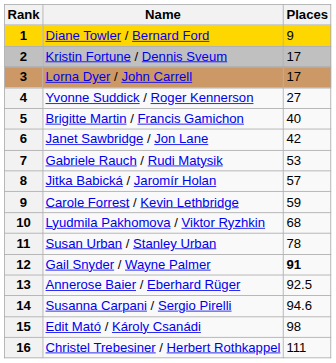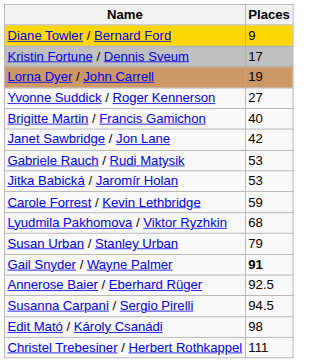- column: (23, 14)
(294, 77) 17 -> (256, 77) 19
(294, 181) 57 -> (256, 181) 53
(294, 243) 78 -> (256, 243) 79
(299, 306) 94.6 -> (261, 306) 94.5
